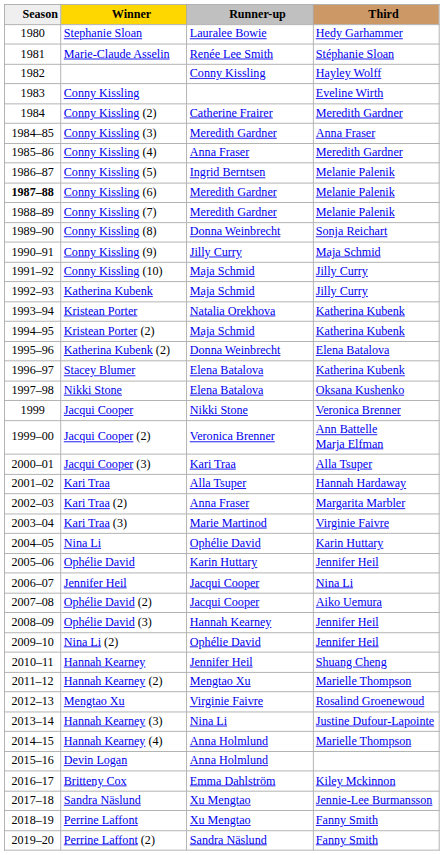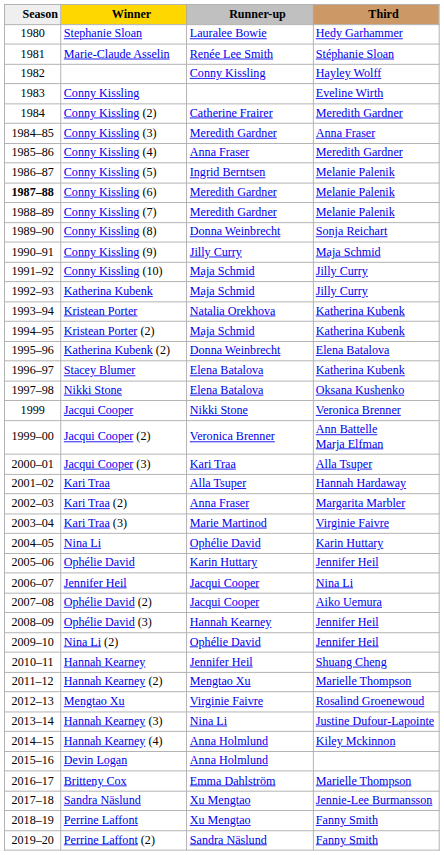(364, 741) Marielle Thompson -> (356, 741) Kiley Mckinnon
(356, 780) Kiley Mckinnon -> (364, 780) Marielle Thompson
